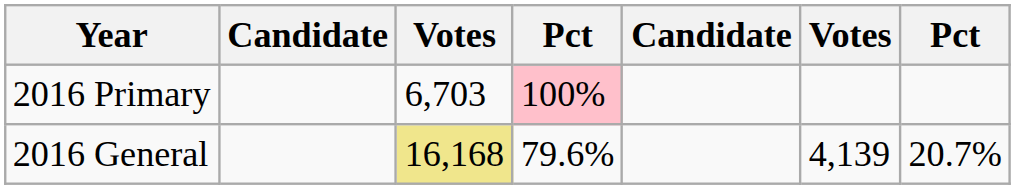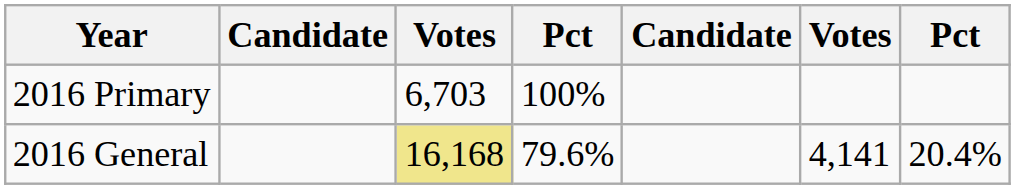(563, 93) pink background -> (563, 93) no background
(849, 153) 4,139 -> (849, 153) 4,141
(955, 153) 20.7% -> (955, 153) 20.4%
